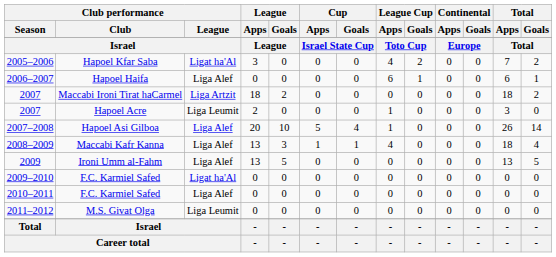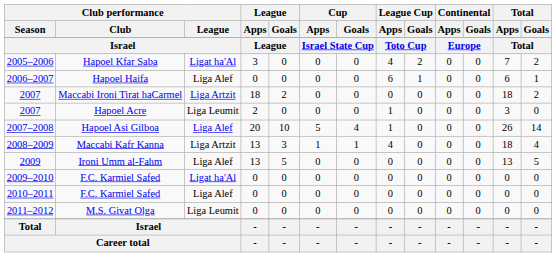(213, 144) Liga Alef -> (213, 144) Liga Artzit
